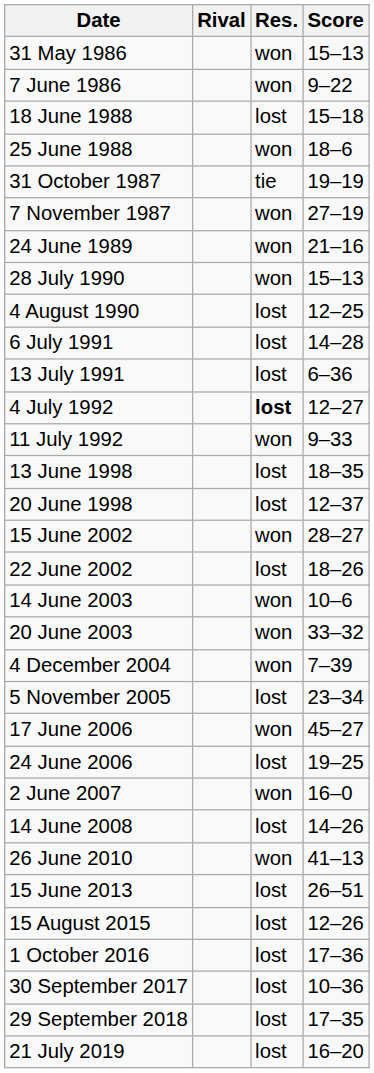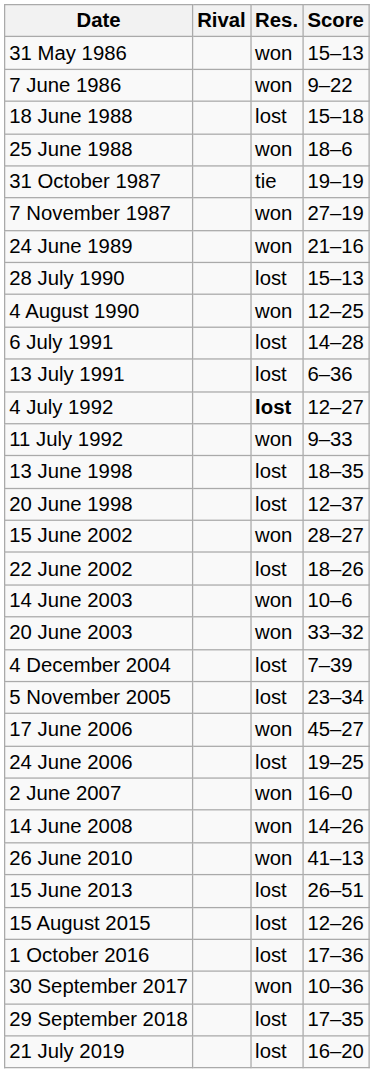(274, 278) won -> (271, 278) lost
(271, 310) lost -> (274, 310) won
(274, 665) won -> (271, 665) lost
(271, 826) lost -> (274, 826) won
(271, 987) lost -> (274, 987) won
